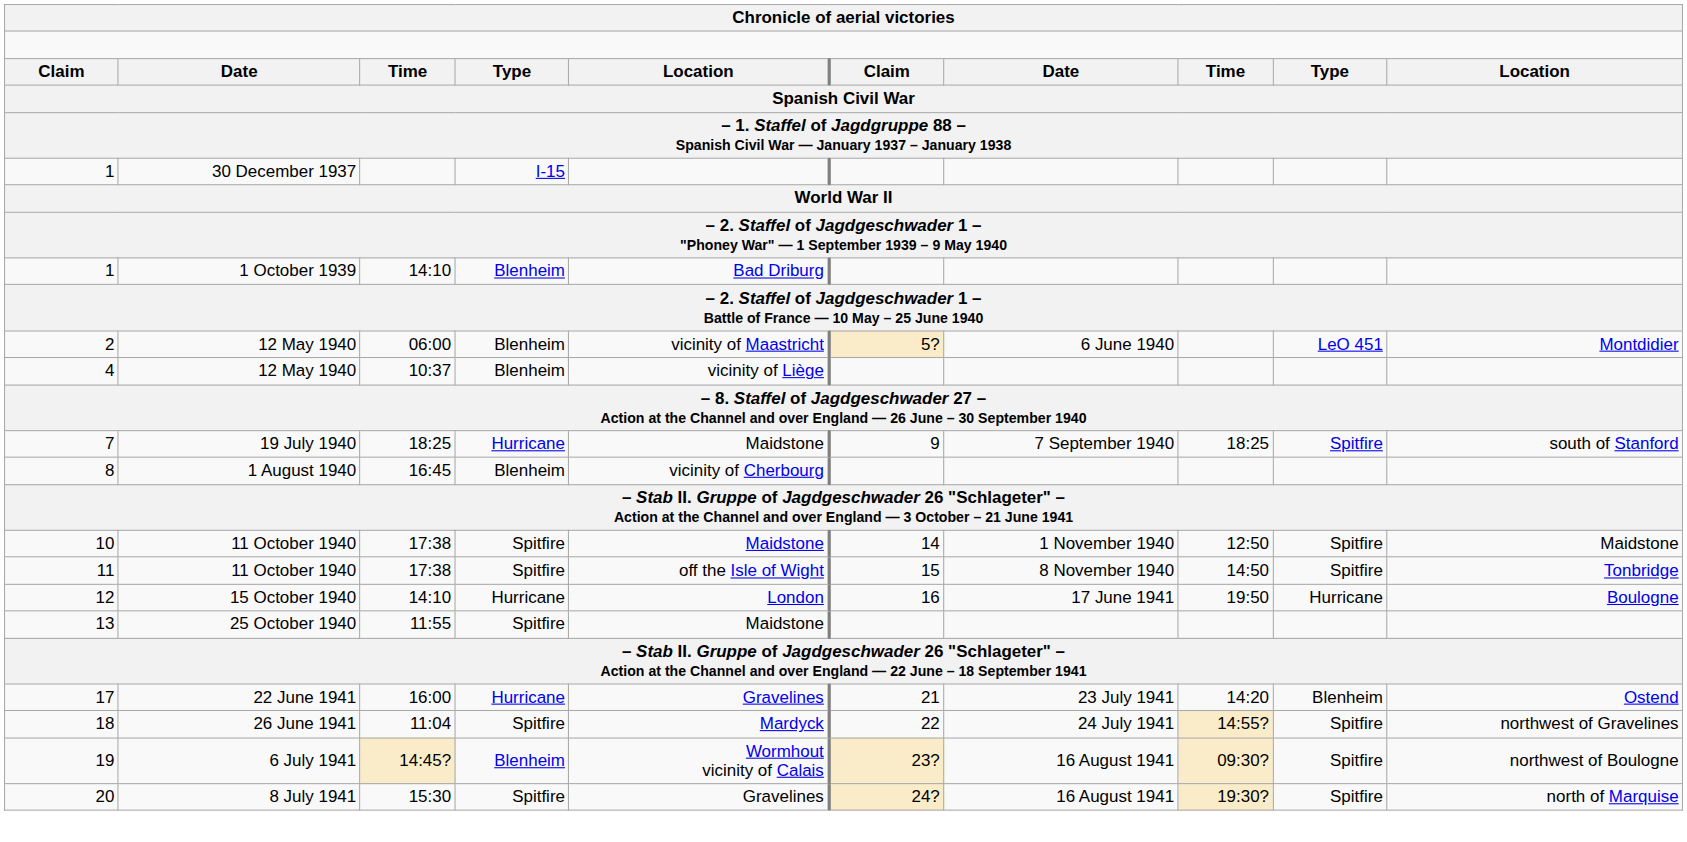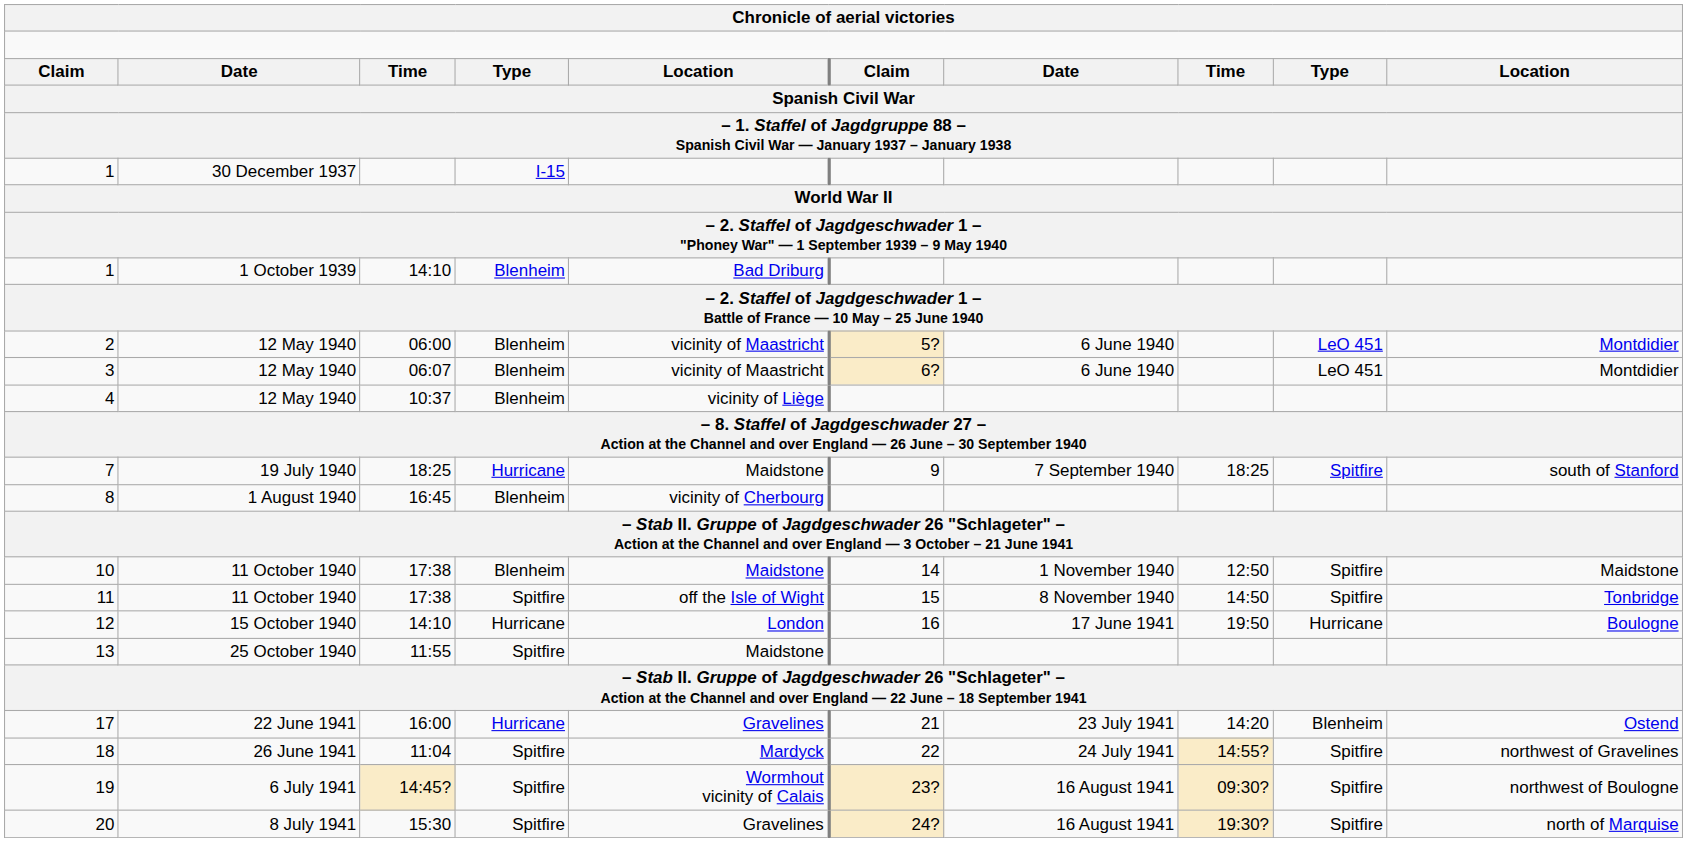+ row: (110, 371)
(539, 543) Spitfire -> (530, 570) Blenheim
(530, 760) Blenheim -> (539, 787) Spitfire
